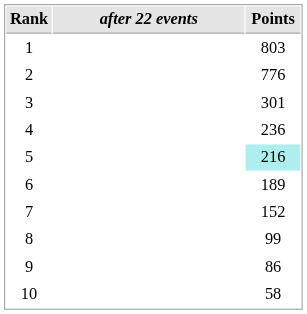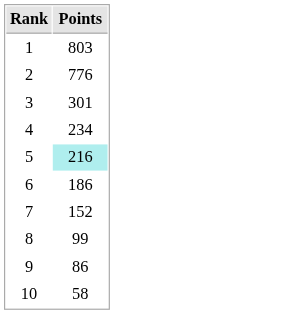- column: (149, 19)
(273, 130) 236 -> (80, 130) 234
(273, 184) 189 -> (80, 184) 186
